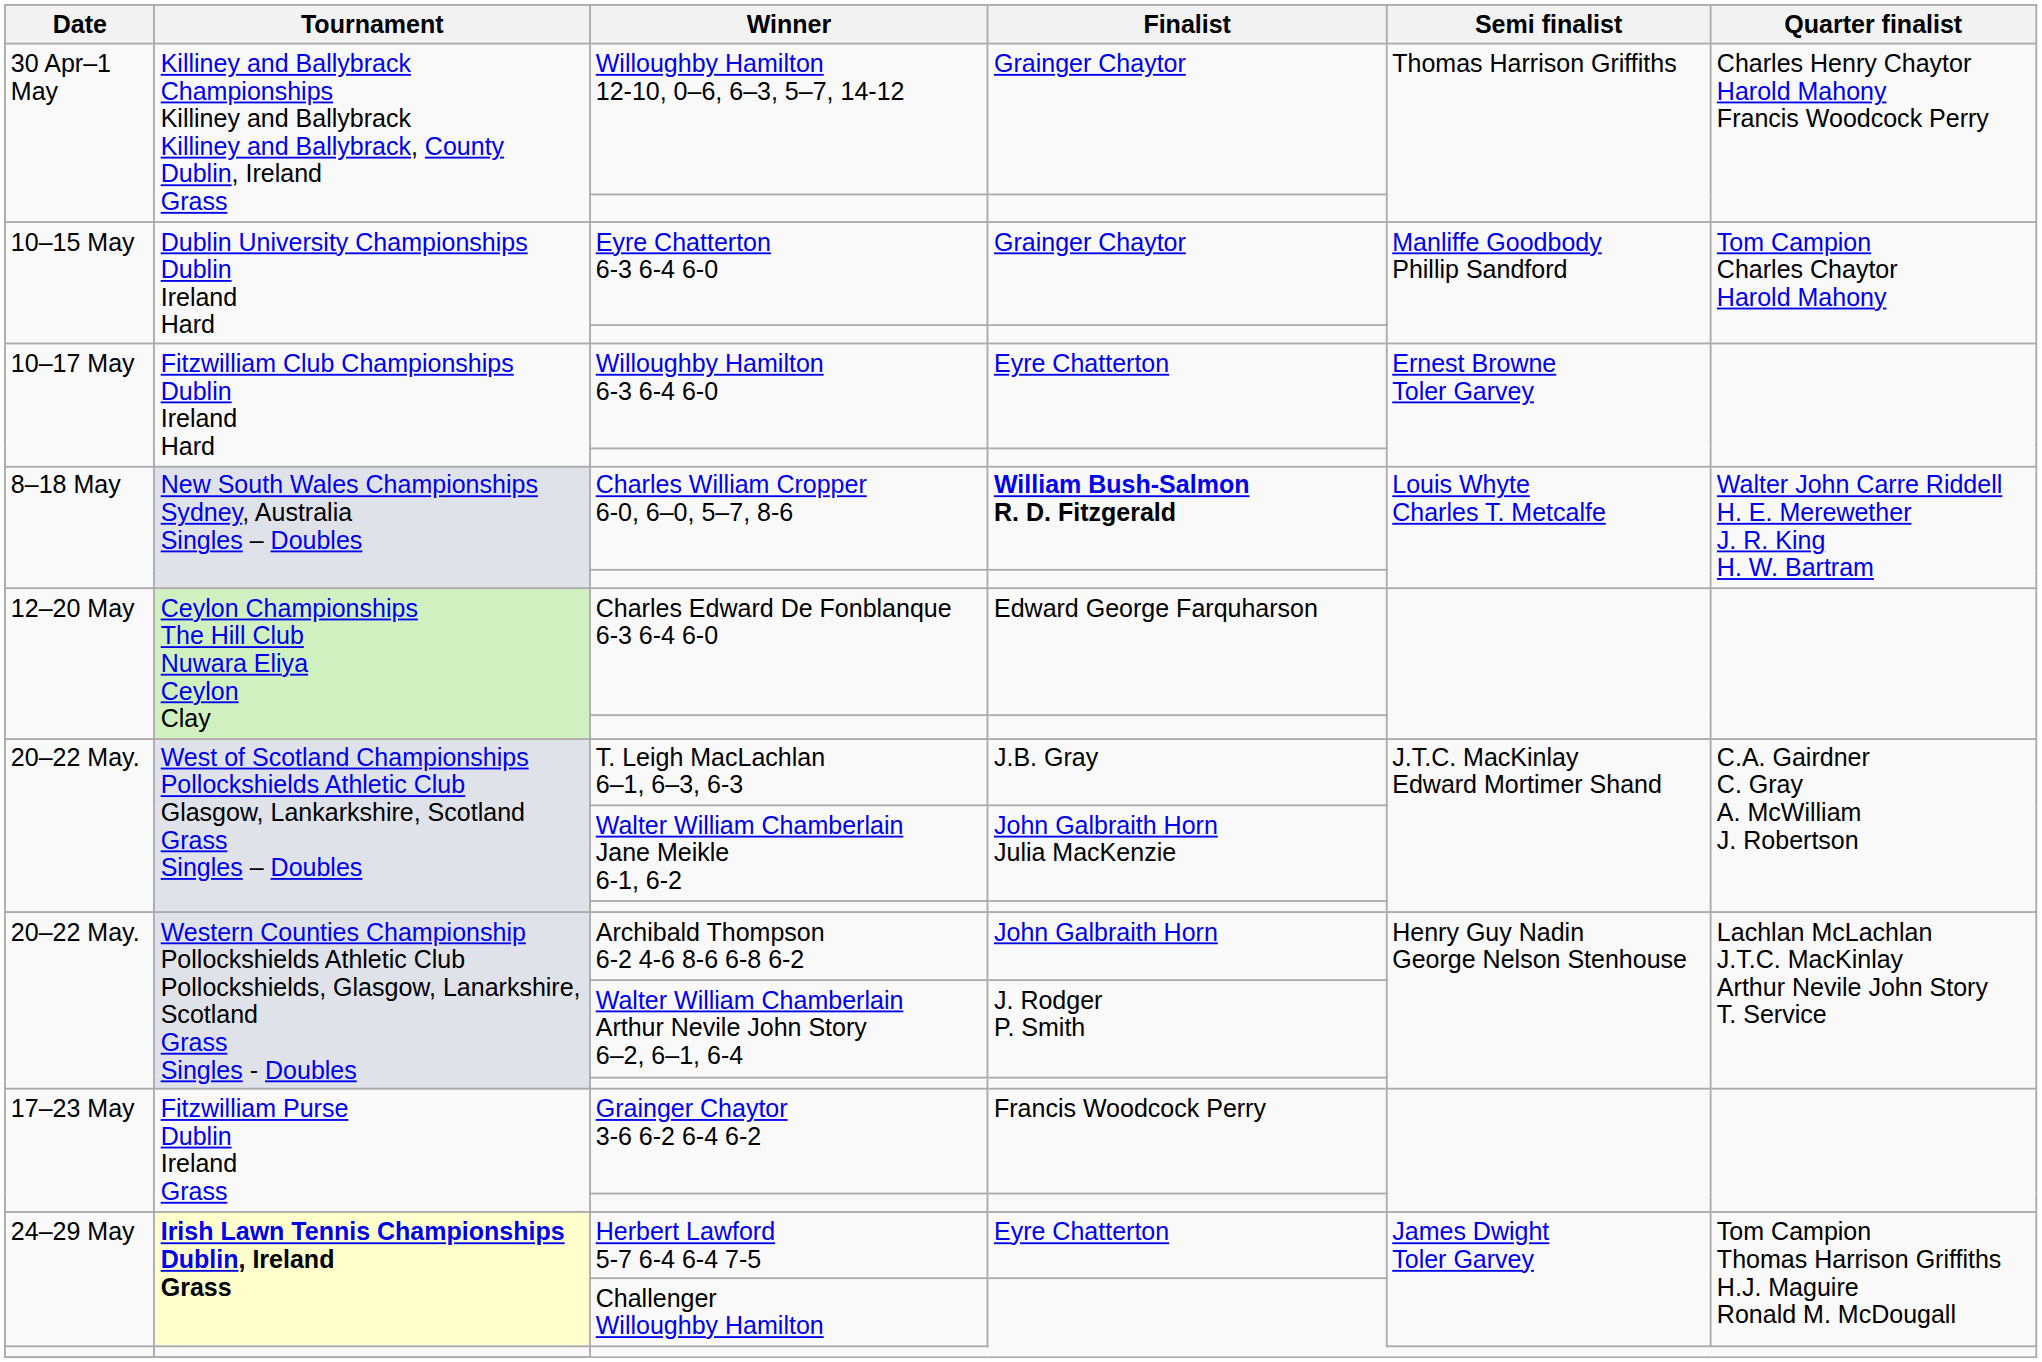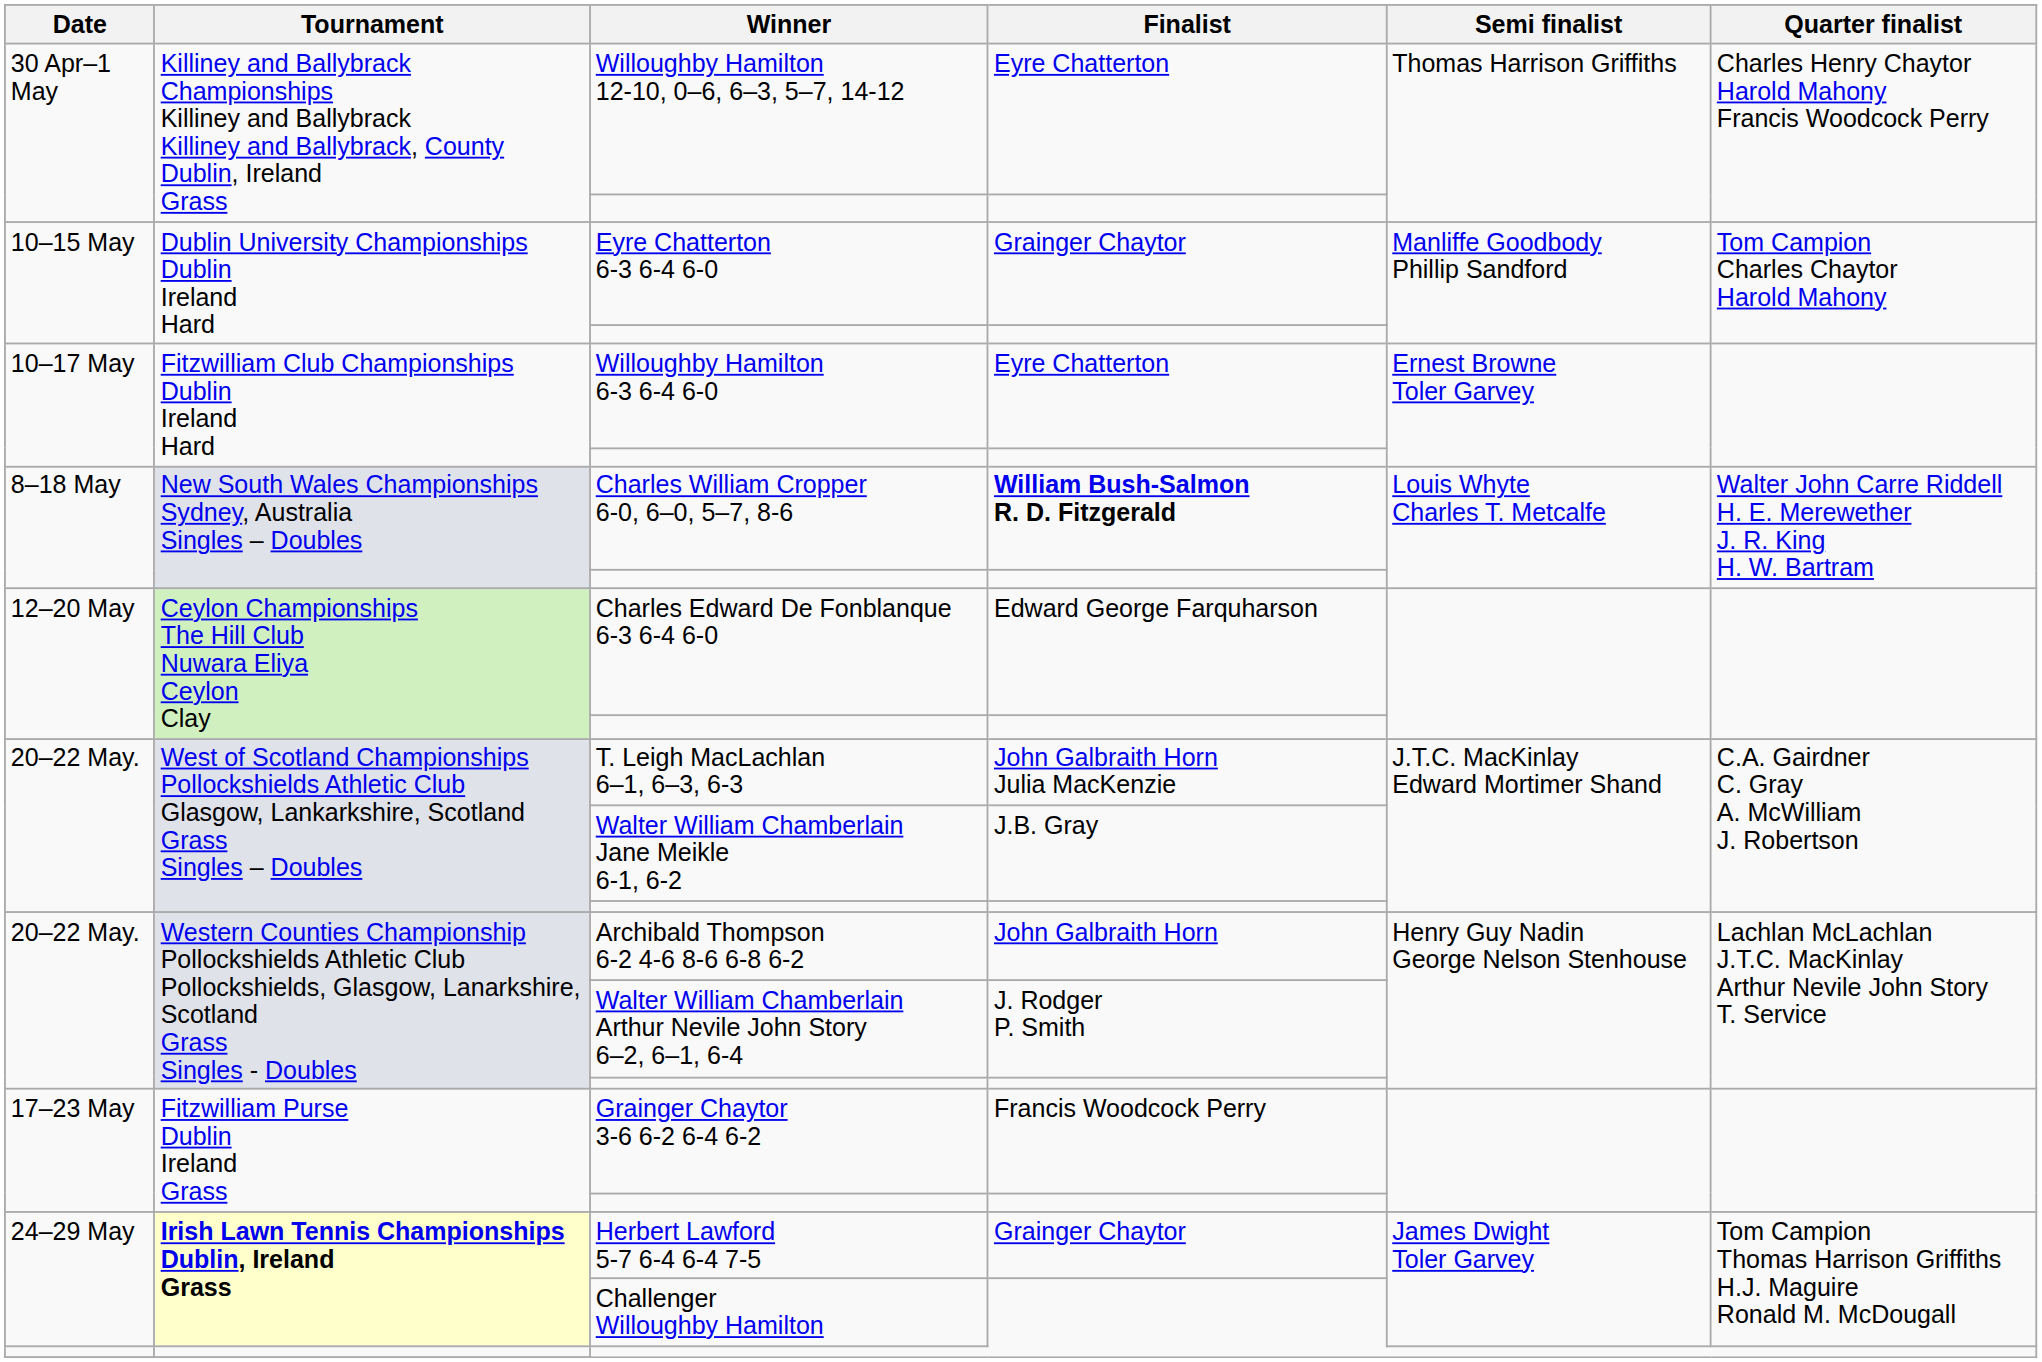(1090, 64) Grainger Chaytor -> (1082, 64) Eyre Chatterton
(1046, 758) J.B. Gray -> (1106, 772) John Galbraith Horn Julia MacKenzie
(1106, 839) John Galbraith Horn Julia MacKenzie -> (1046, 825) J.B. Gray
(1082, 1231) Eyre Chatterton -> (1090, 1231) Grainger Chaytor
